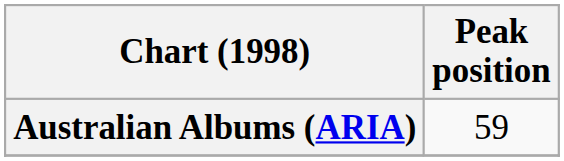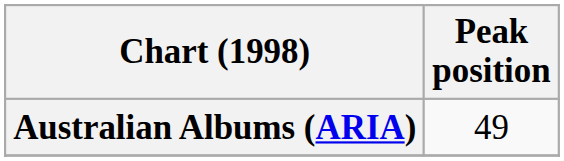(491, 126) 59 -> (491, 126) 49
